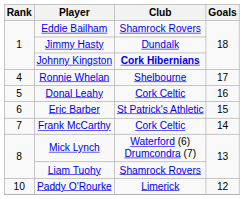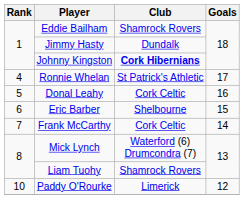(160, 77) Shelbourne -> (160, 77) St Patrick's Athletic
(160, 110) St Patrick's Athletic -> (160, 110) Shelbourne
